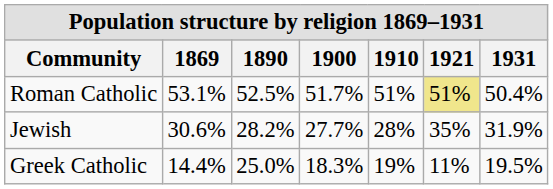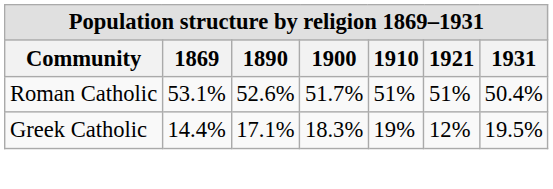(265, 93) 52.5% -> (265, 93) 52.6%
(450, 93) khaki background -> (450, 93) no background
- row: (41, 129)
(265, 165) 25.0% -> (265, 129) 17.1%
(449, 165) 11% -> (450, 129) 12%
